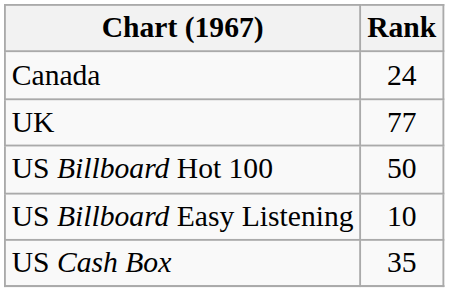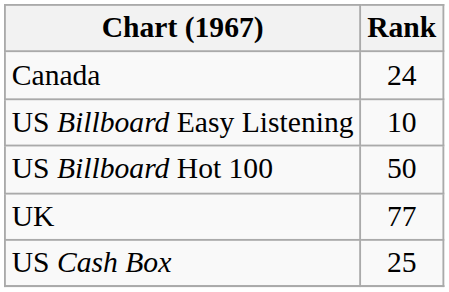rows swapped: (33, 121) <-> (183, 215)
(402, 262) 35 -> (402, 262) 25
